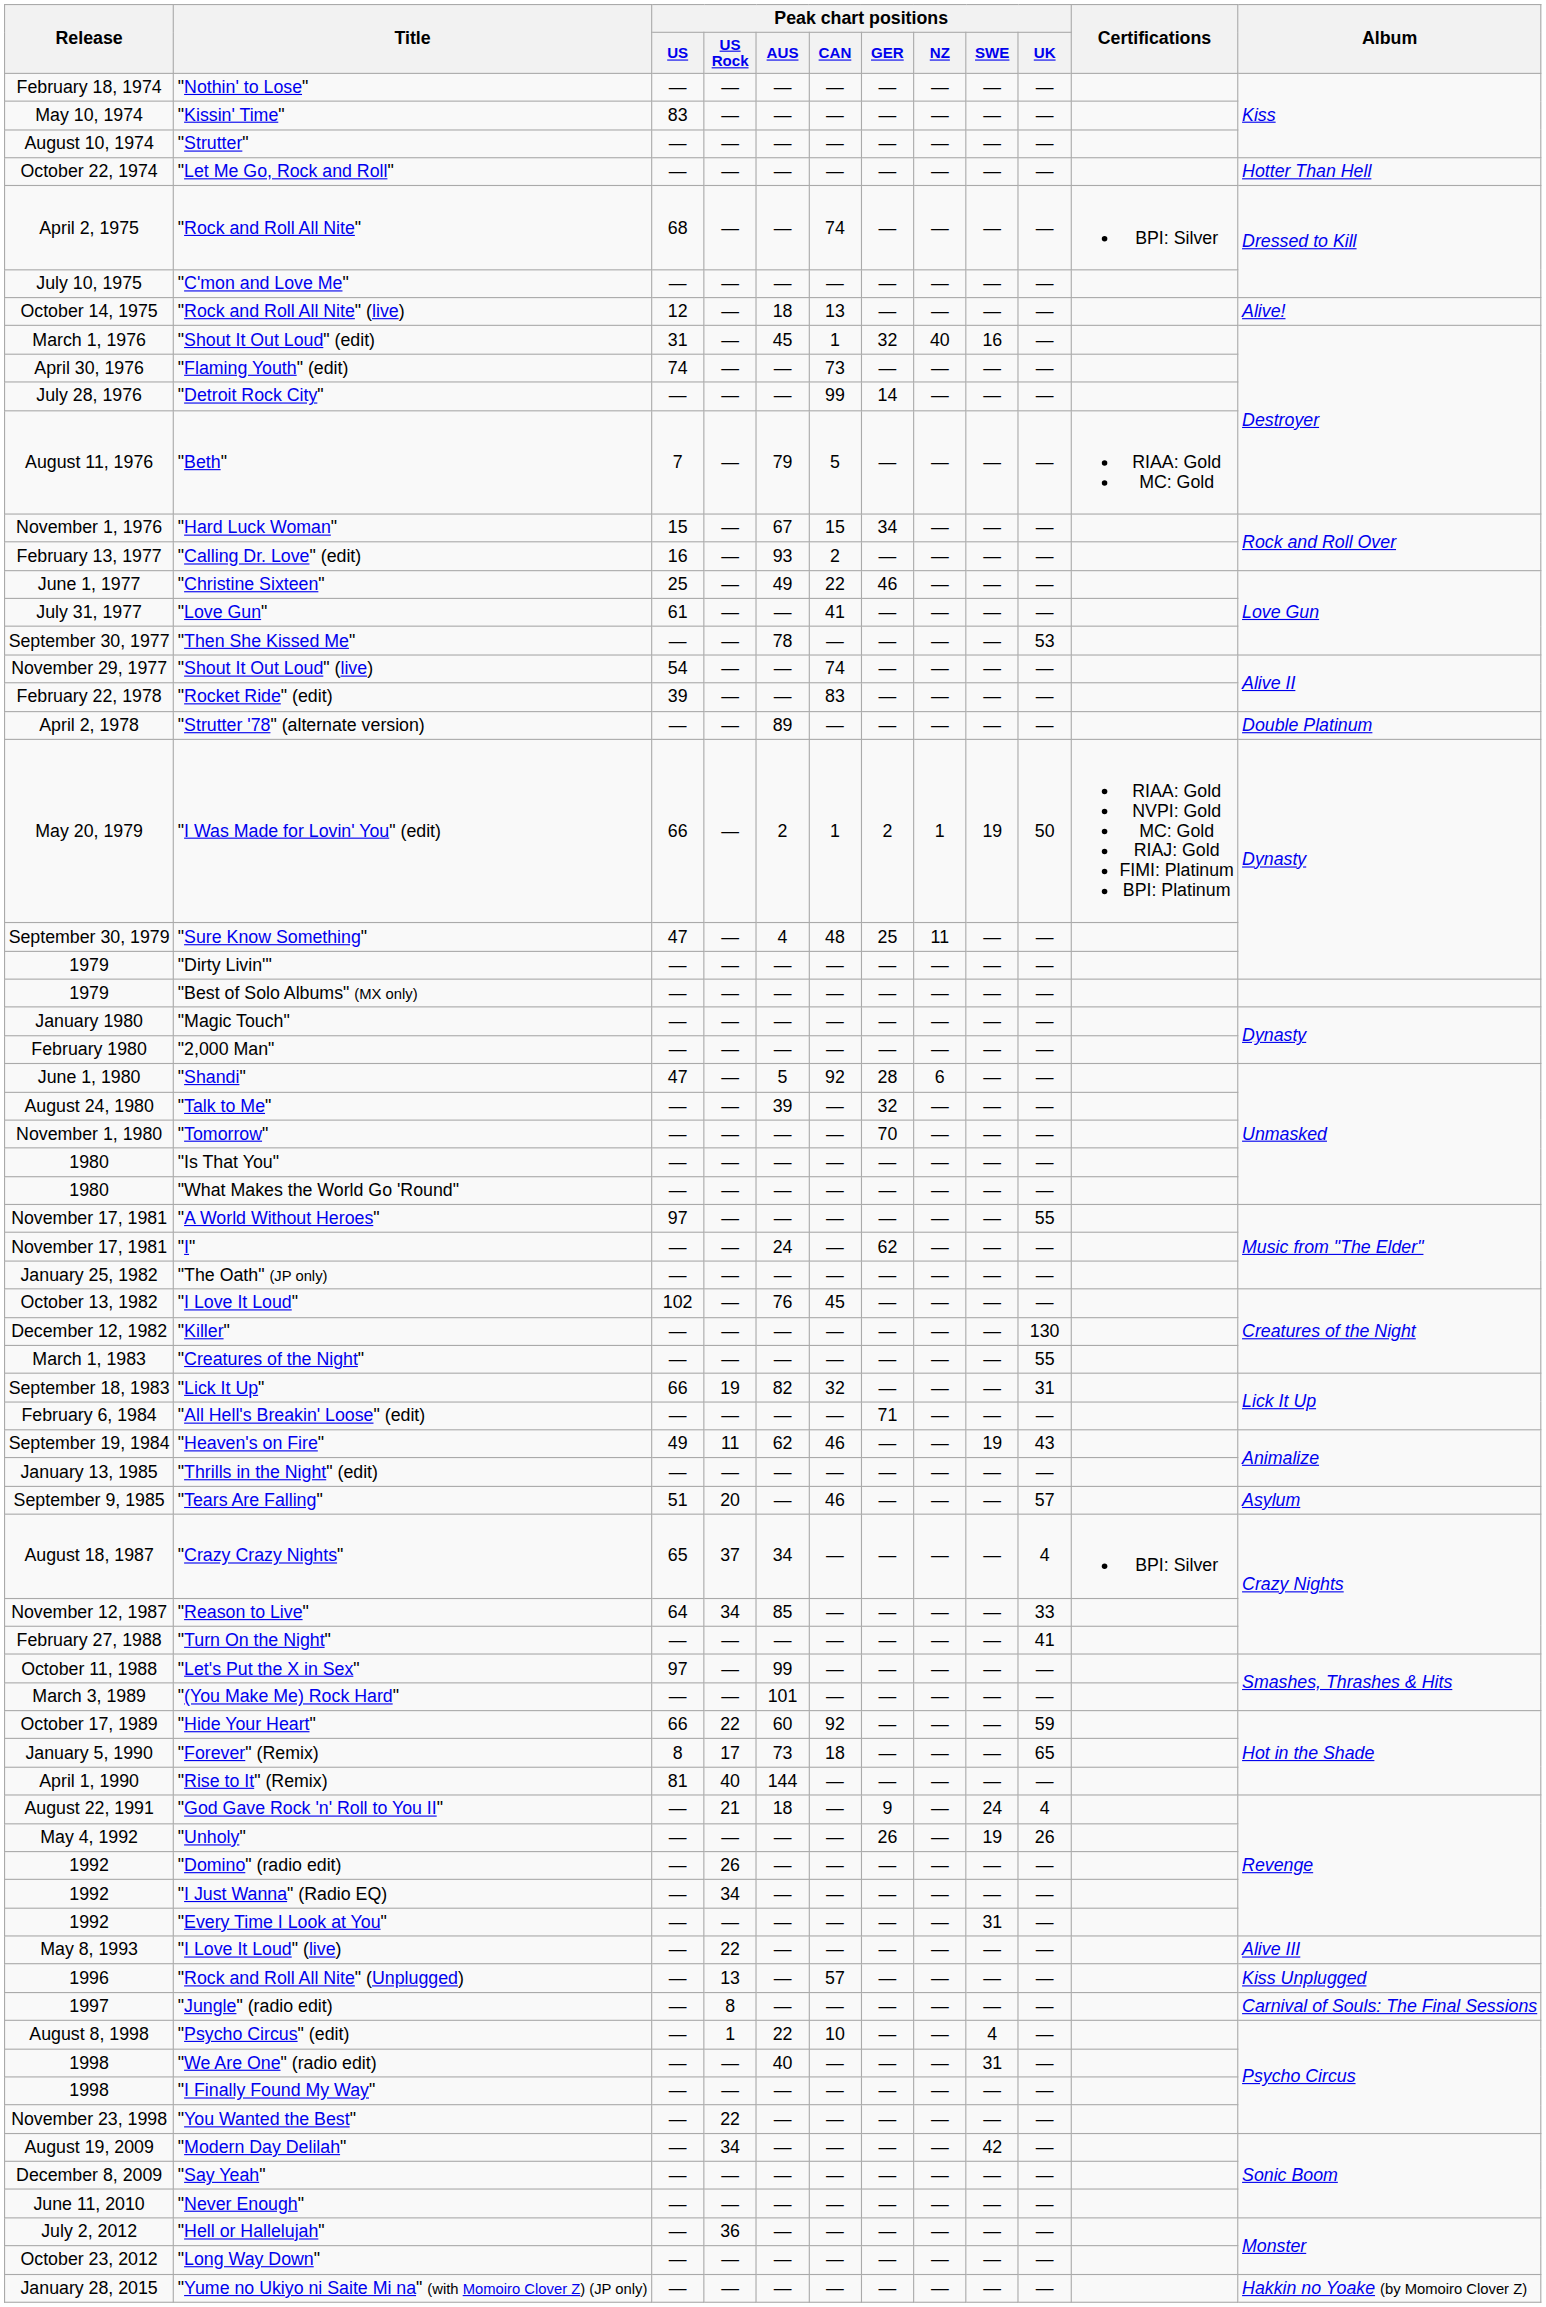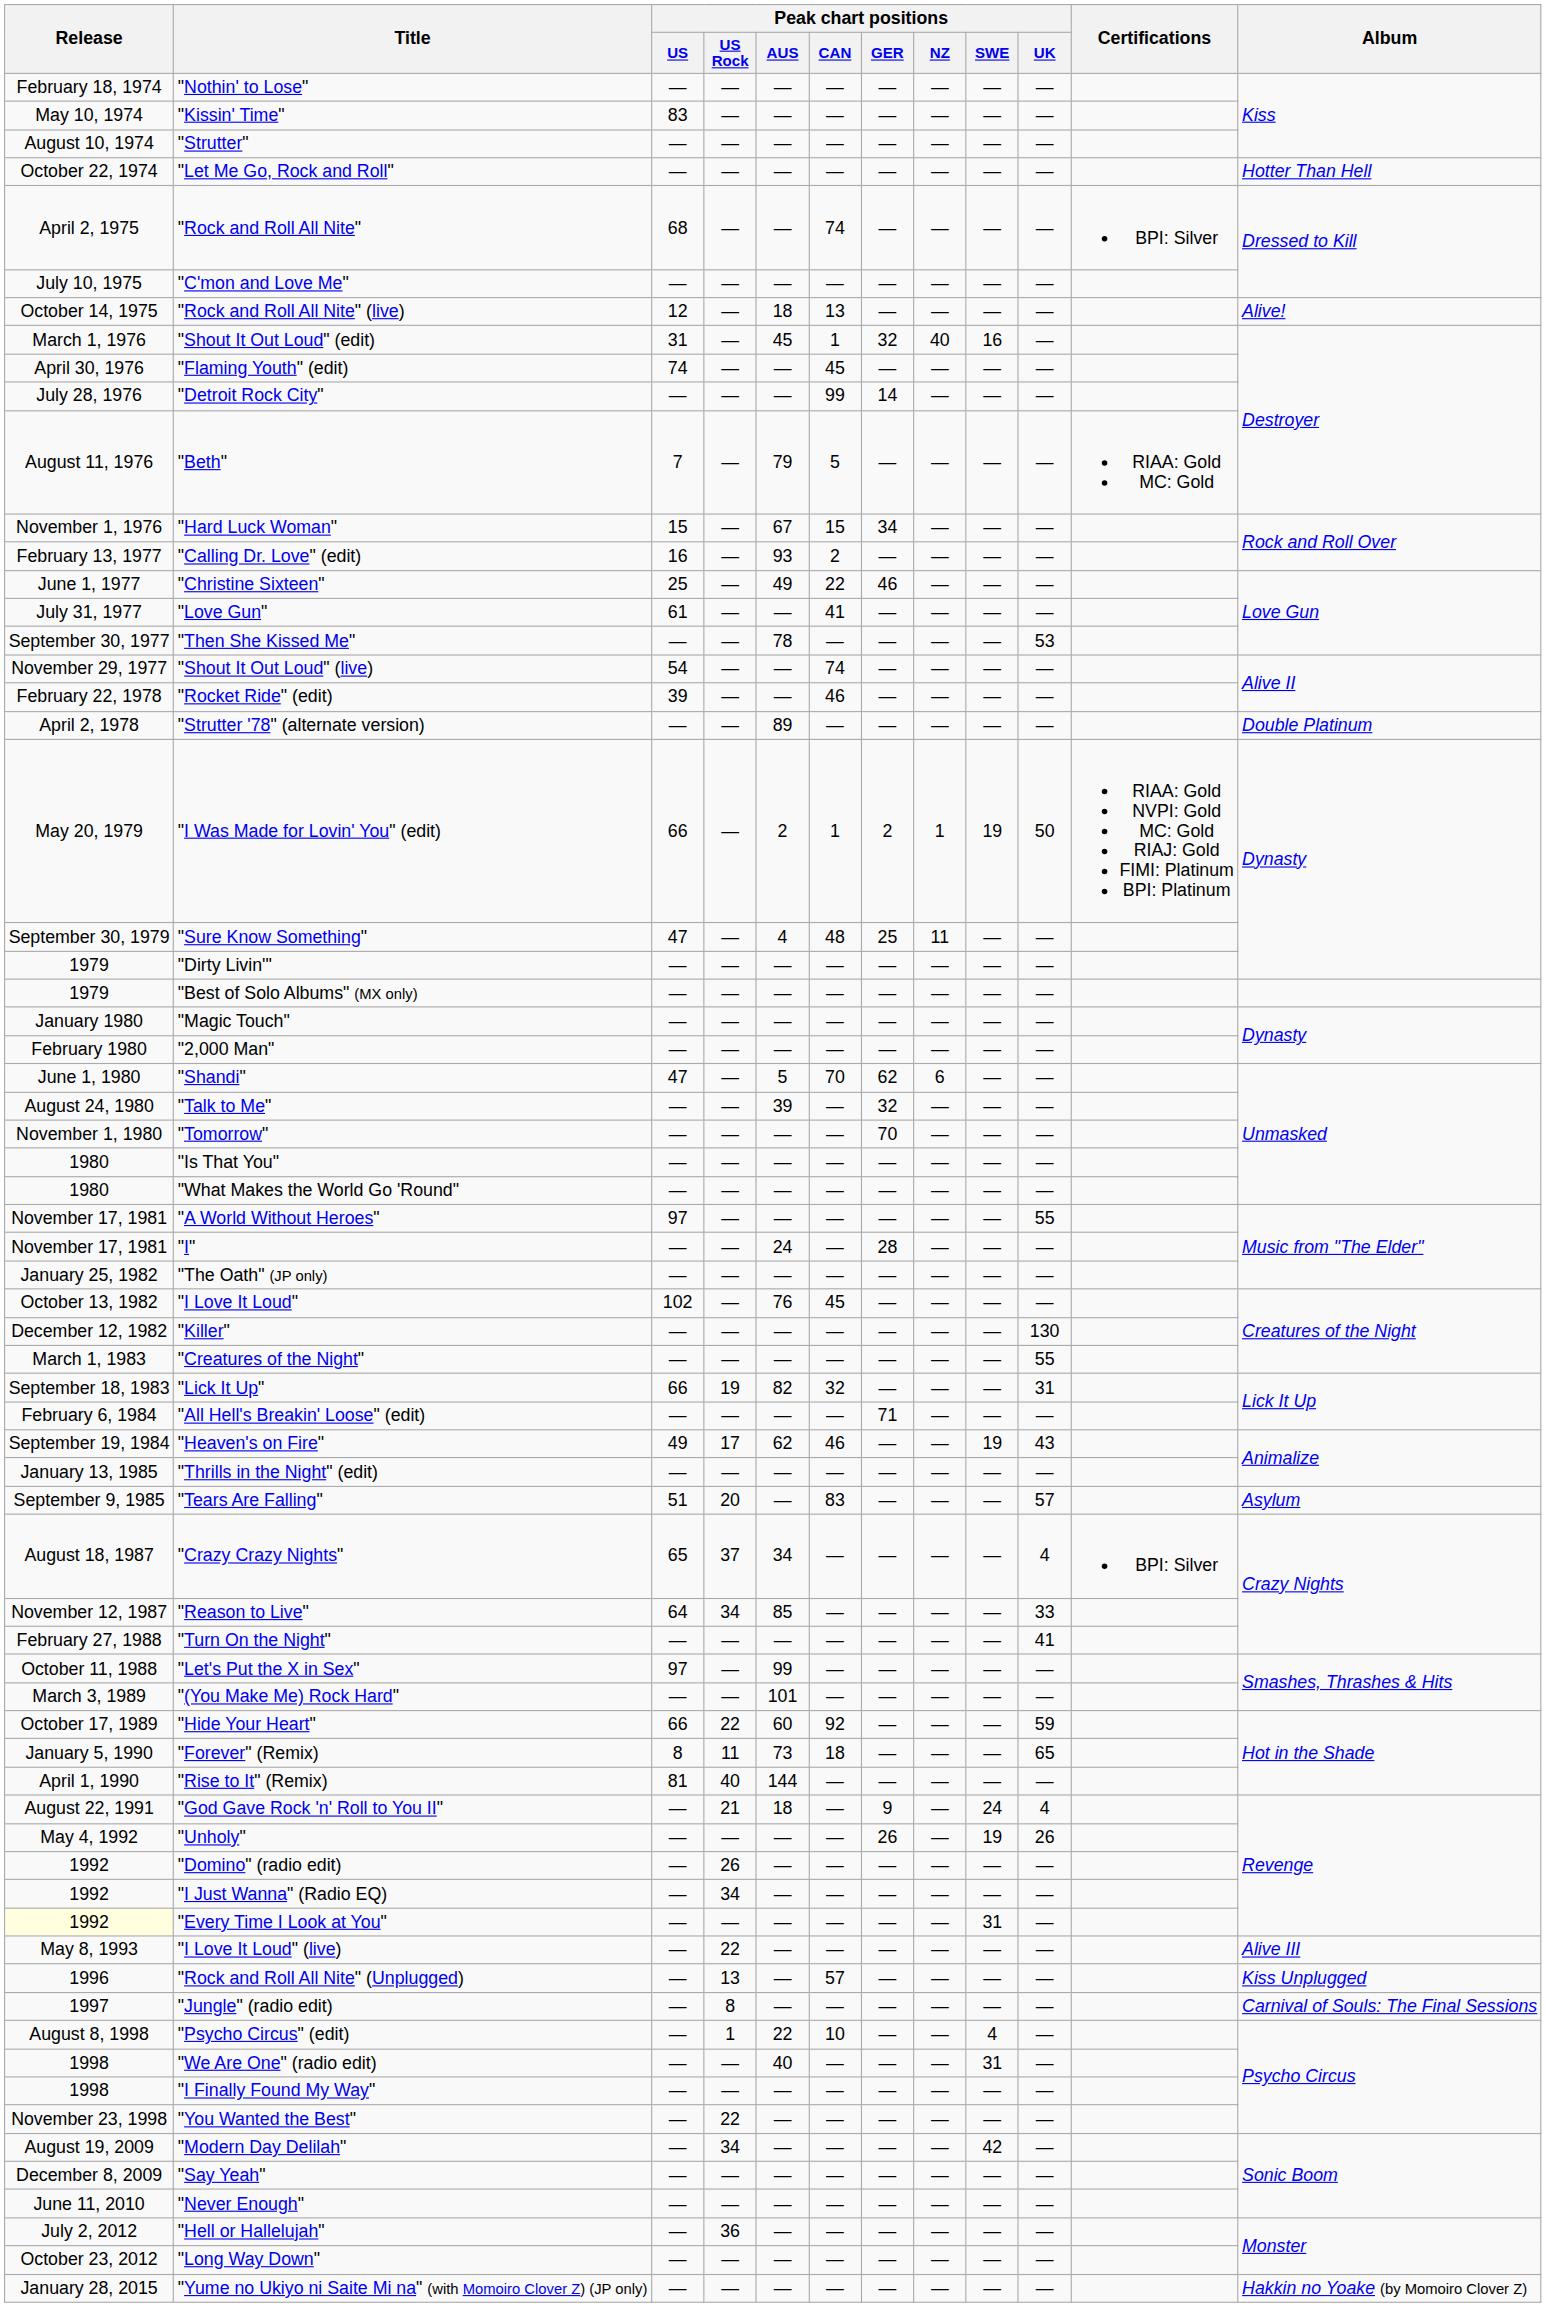(835, 368) 73 -> (835, 368) 45
(835, 697) 83 -> (835, 697) 46
(835, 1077) 92 -> (835, 1077) 70
(887, 1077) 28 -> (887, 1077) 62
(887, 1246) 62 -> (887, 1246) 28
(730, 1443) 11 -> (730, 1443) 17
(835, 1500) 46 -> (835, 1500) 83
(730, 1752) 17 -> (730, 1752) 11
(89, 1921) no background -> (89, 1921) lightyellow background
